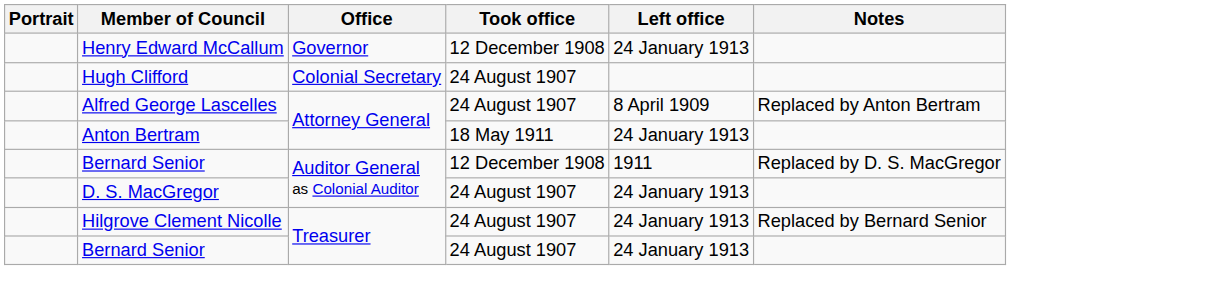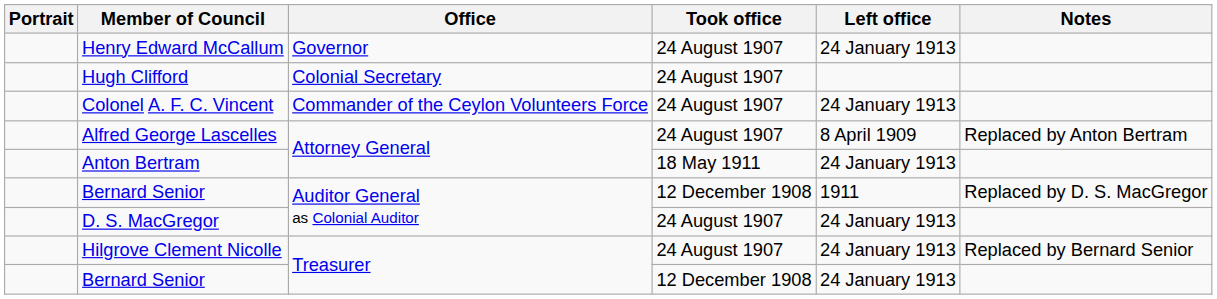(527, 47) 12 December 1908 -> (720, 47) 24 August 1907
+ row: (178, 105)
(513, 250) 24 August 1907 -> (734, 279) 12 December 1908
